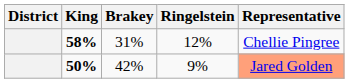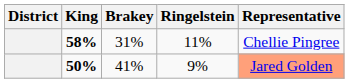(198, 41) 12% -> (198, 41) 11%
(129, 66) 42% -> (129, 66) 41%
